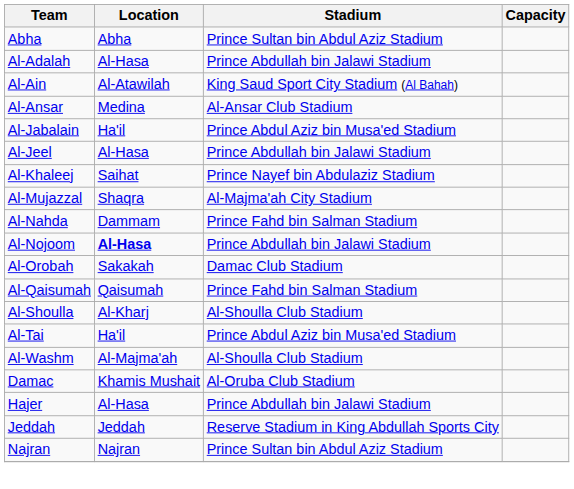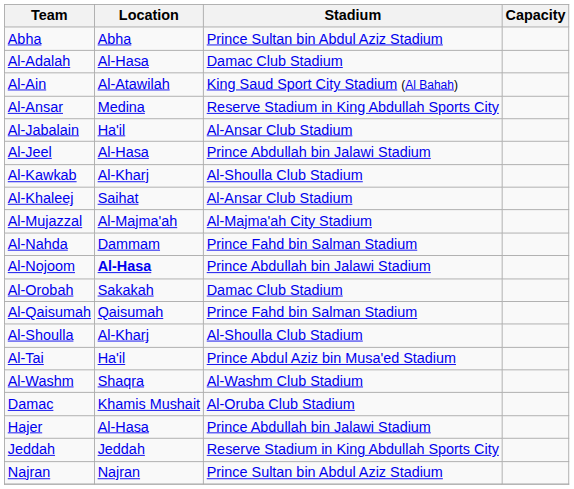(319, 61) Prince Abdullah bin Jalawi Stadium -> (275, 61) Damac Club Stadium
(280, 107) Al-Ansar Club Stadium -> (353, 107) Reserve Stadium in King Abdullah Sports City
(331, 130) Prince Abdul Aziz bin Musa'ed Stadium -> (280, 130) Al-Ansar Club Stadium
+ row: (42, 175)
(321, 175) Prince Nayef bin Abdulaziz Stadium -> (280, 198) Al-Ansar Club Stadium
(121, 198) Shaqra -> (137, 221) Al-Majma'ah
(137, 358) Al-Majma'ah -> (121, 381) Shaqra
(285, 358) Al-Shoulla Club Stadium -> (285, 381) Al-Washm Club Stadium
